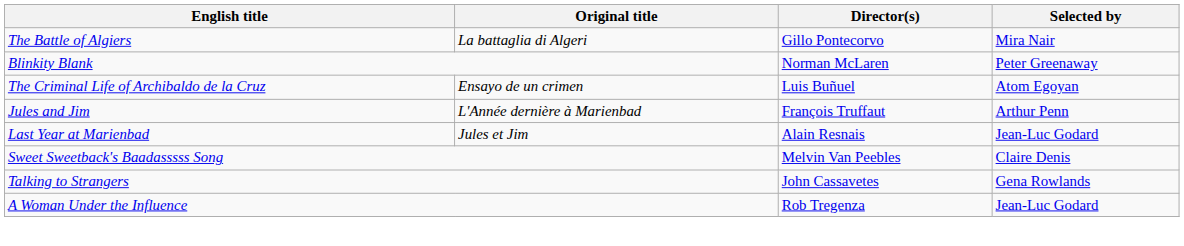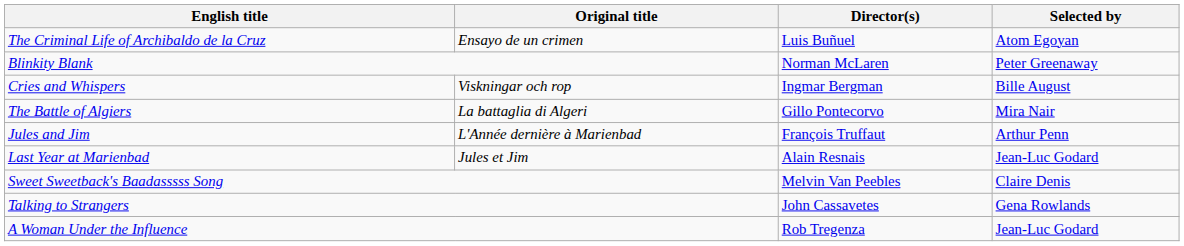rows swapped: (70, 39) <-> (137, 87)
+ row: (67, 87)
